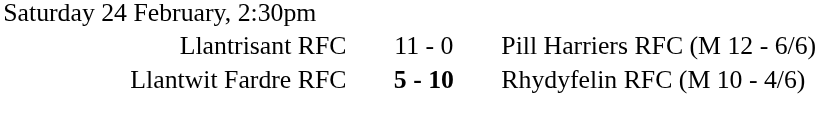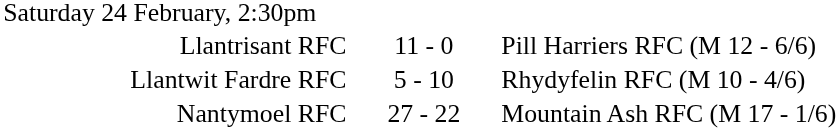(424, 79) bold -> (424, 79) normal
+ row: (262, 113)
